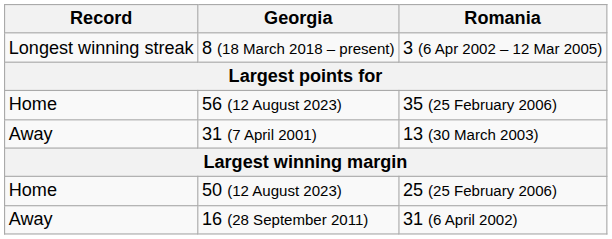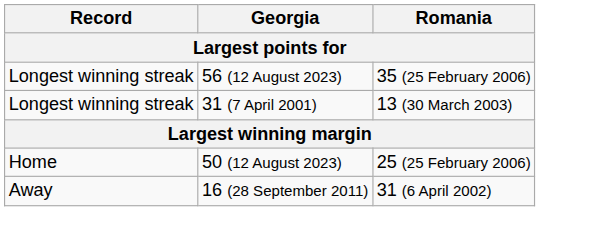- row: (298, 47)
(33, 104) Home -> (101, 76) Longest winning streak
(31, 133) Away -> (101, 104) Longest winning streak
